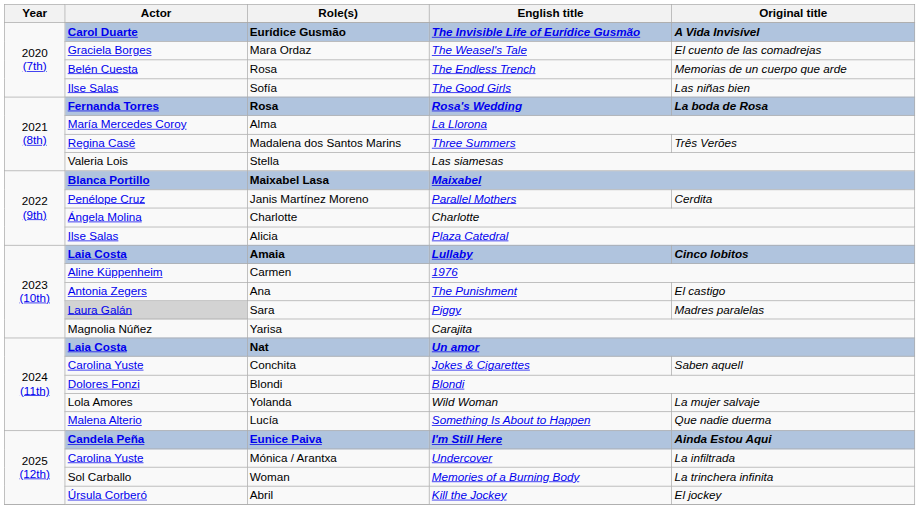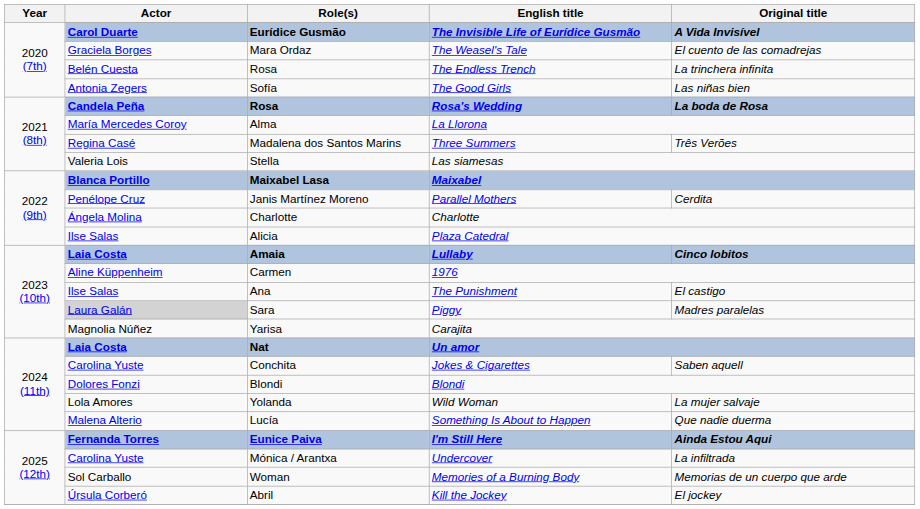(761, 69) Memorias de un cuerpo que arde -> (724, 69) La trinchera infinita
(93, 87) Ilse Salas -> (107, 87) Antonia Zegers
(113, 106) Fernanda Torres -> (106, 106) Candela Peña
(107, 291) Antonia Zegers -> (93, 291) Ilse Salas
(106, 439) Candela Peña -> (113, 439) Fernanda Torres
(724, 476) La trinchera infinita -> (761, 476) Memorias de un cuerpo que arde
